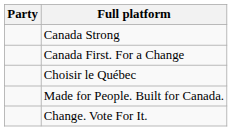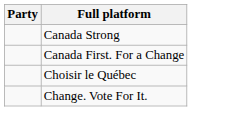- row: (134, 95)
